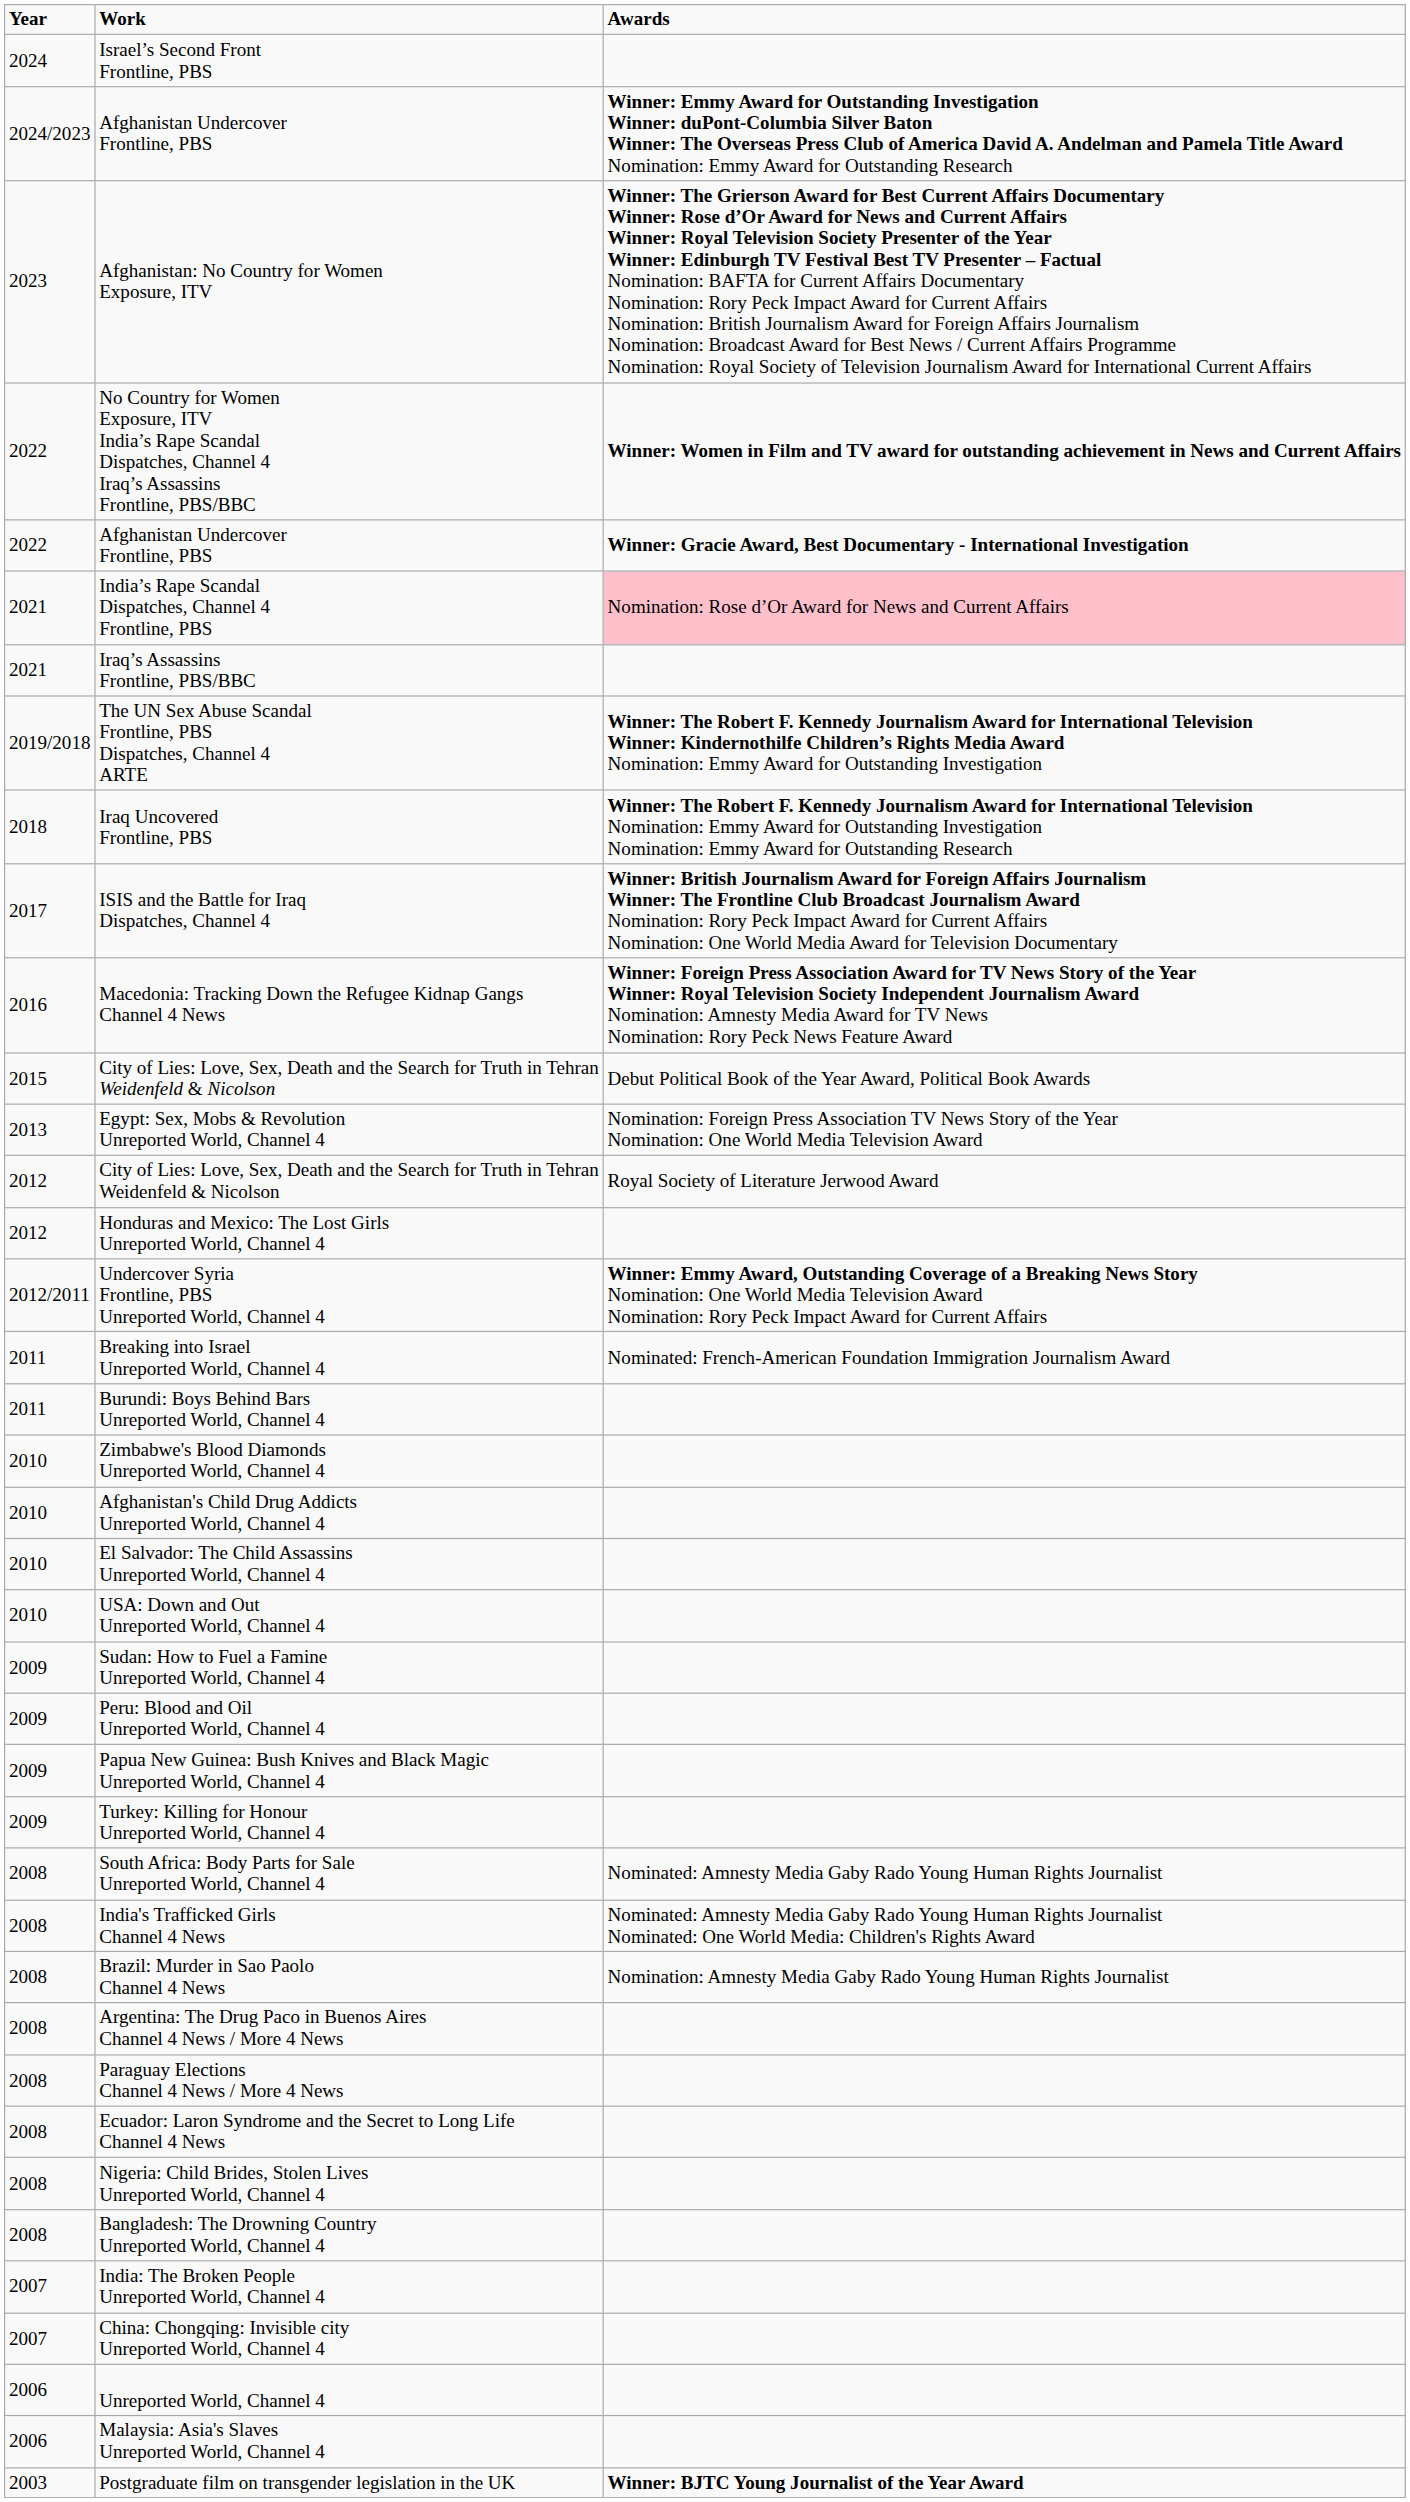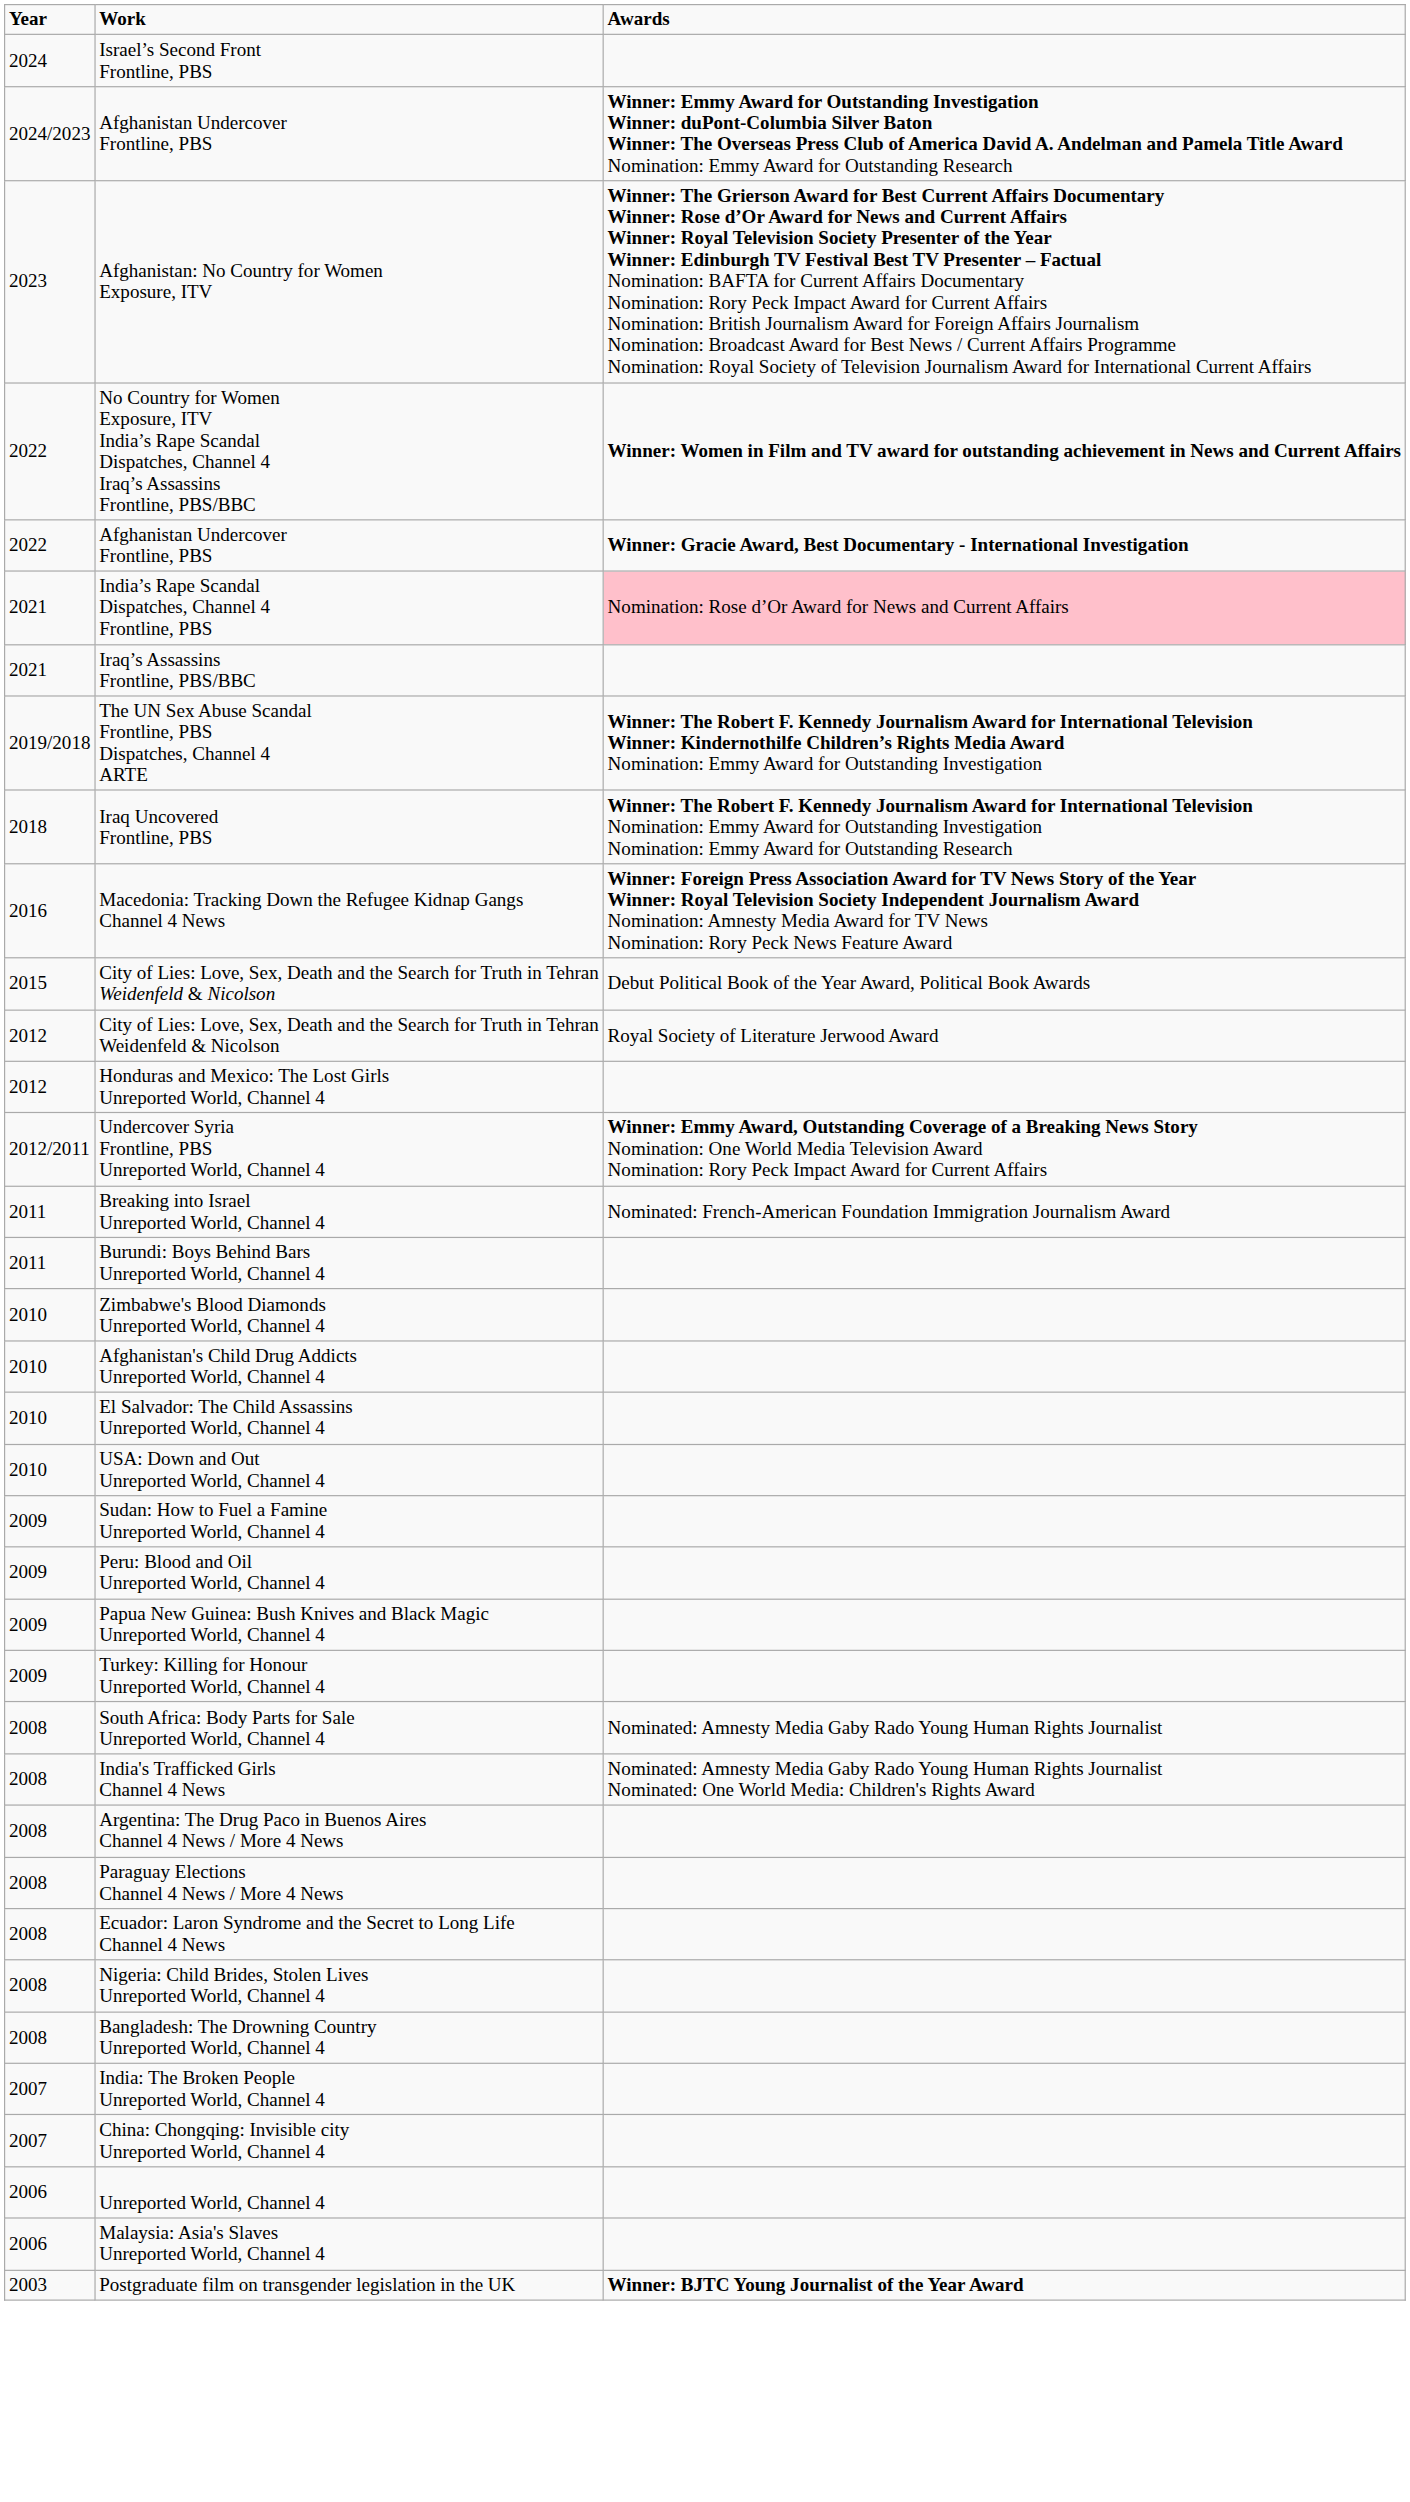- row: (28, 910)
- row: (28, 1129)
- row: (28, 1976)
